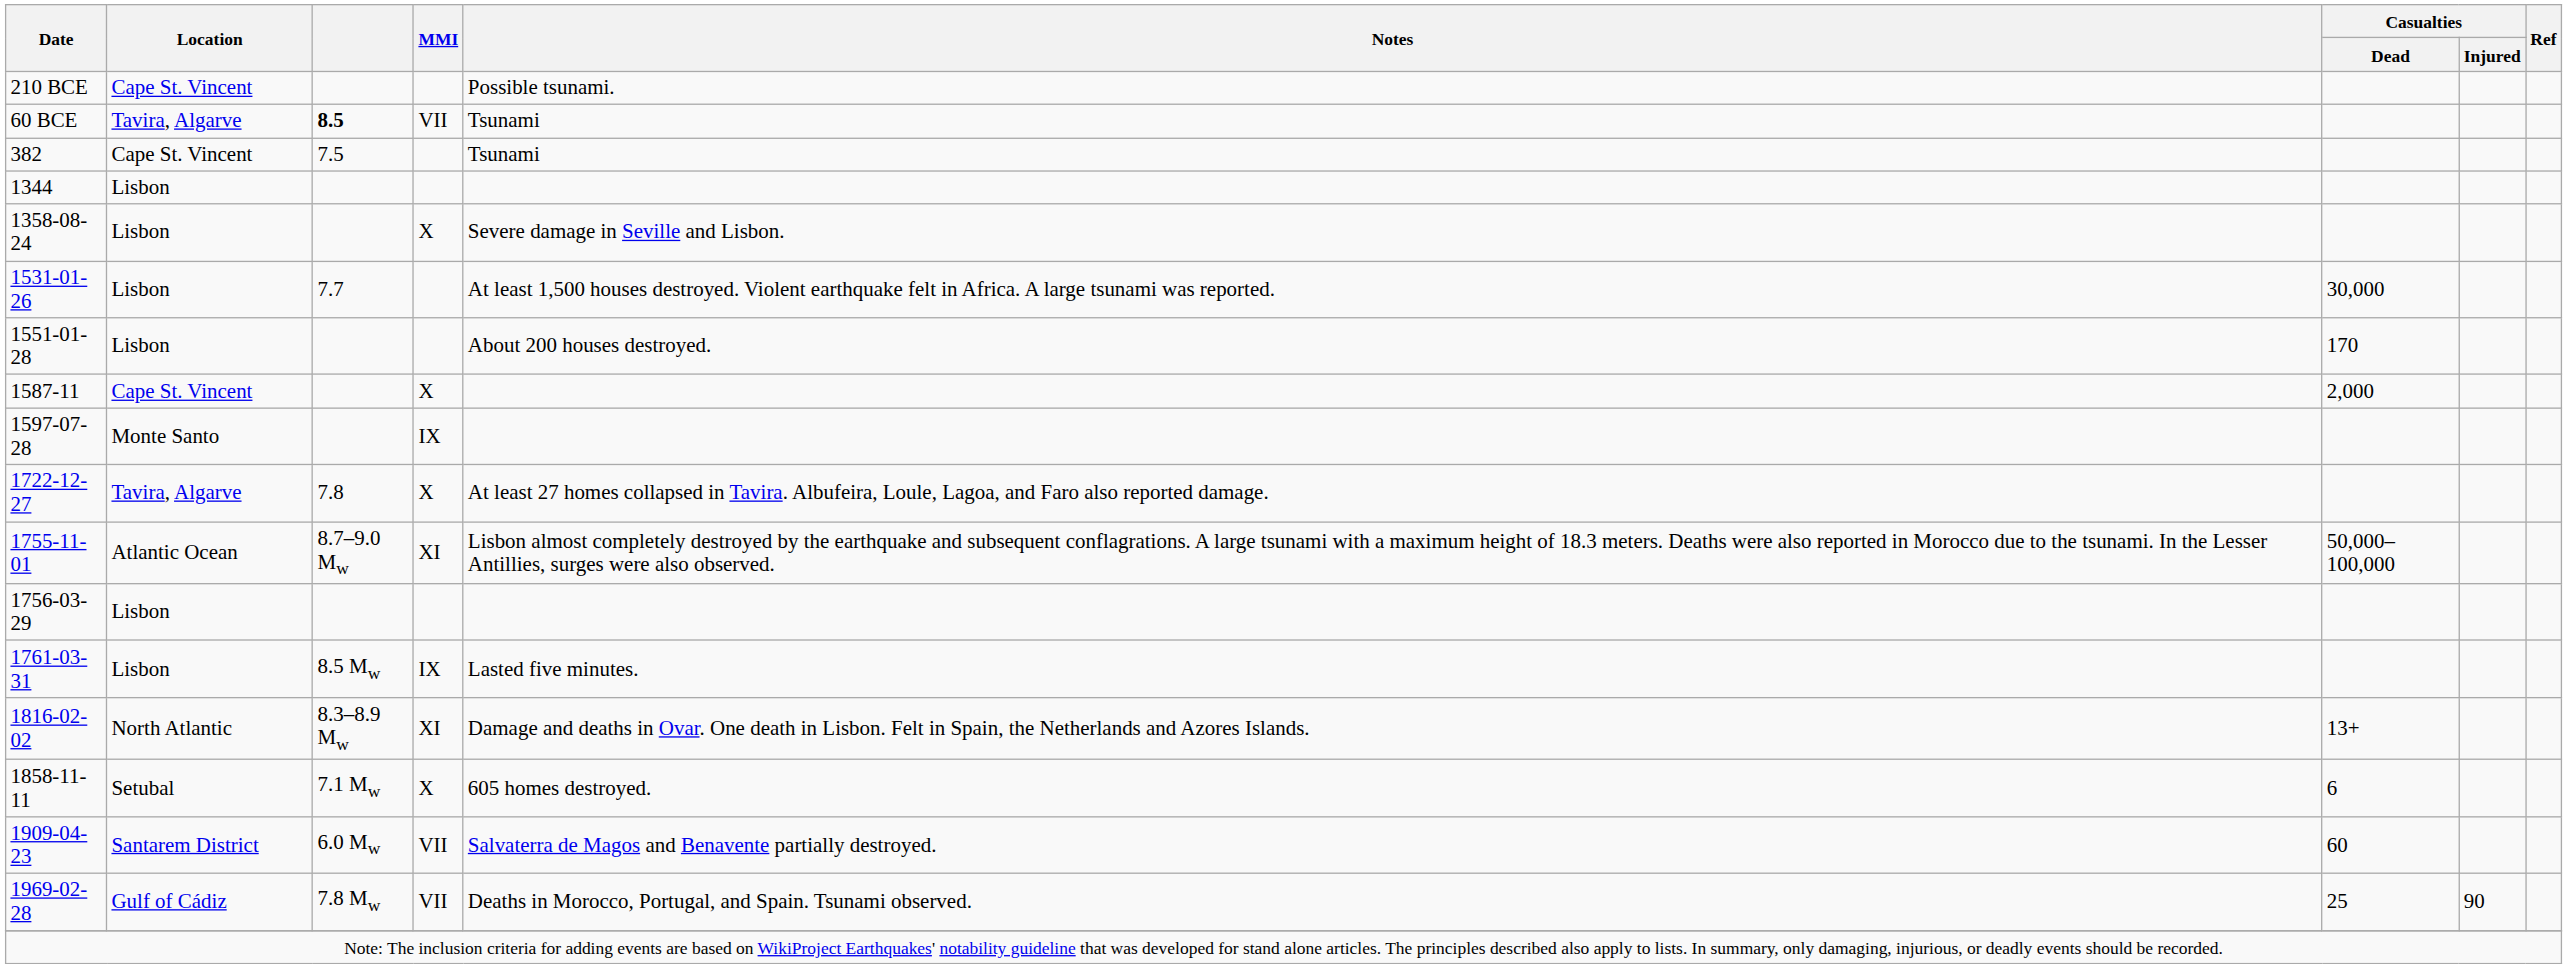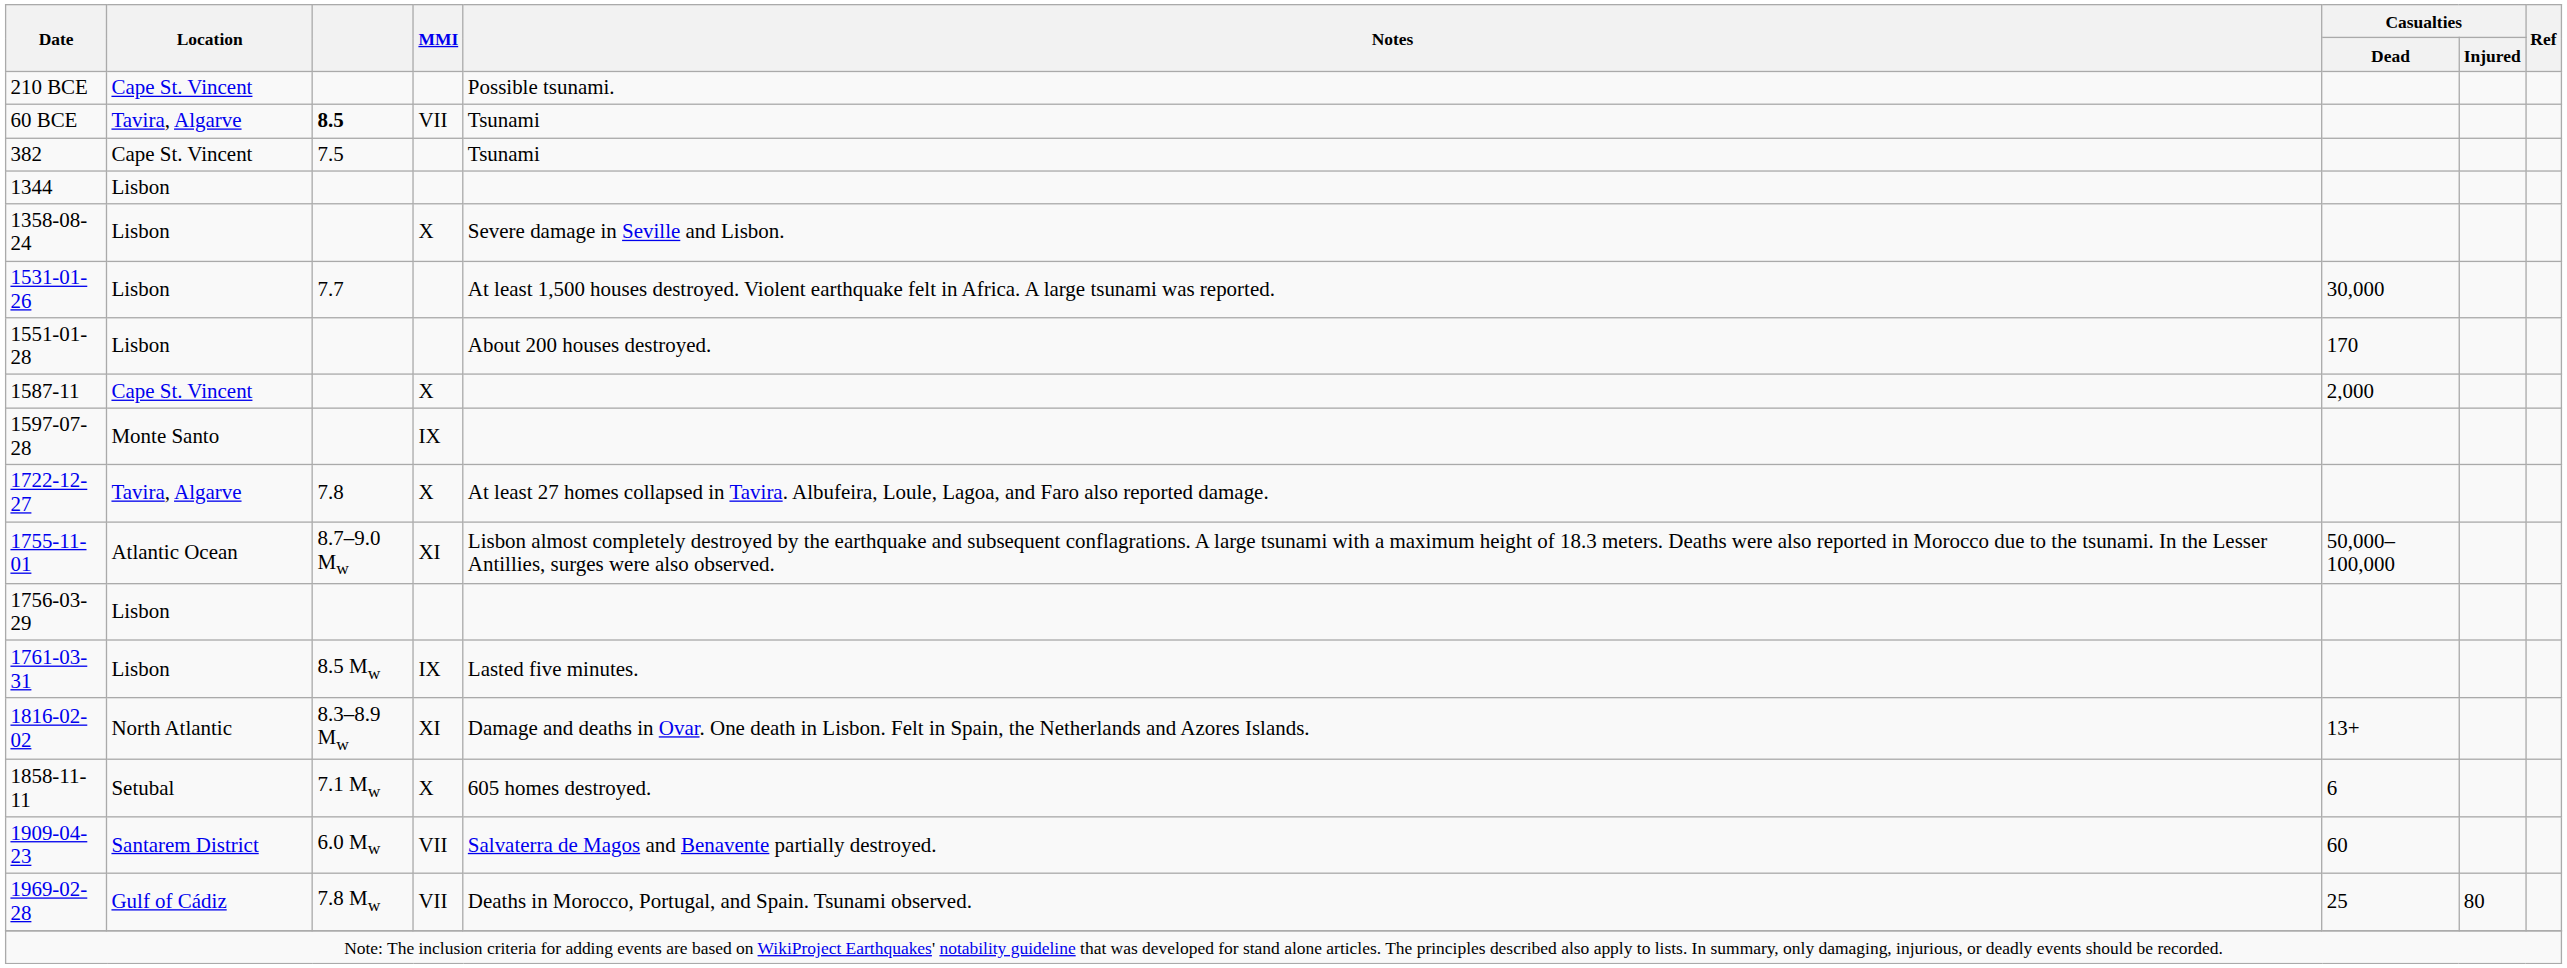(2474, 901) 90 -> (2474, 901) 80
